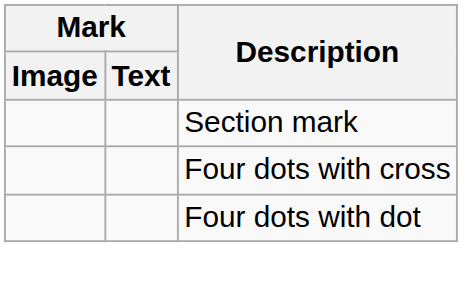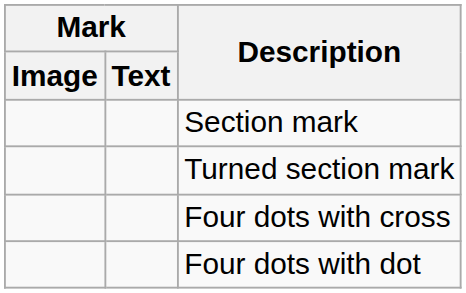+ row: (319, 169)
